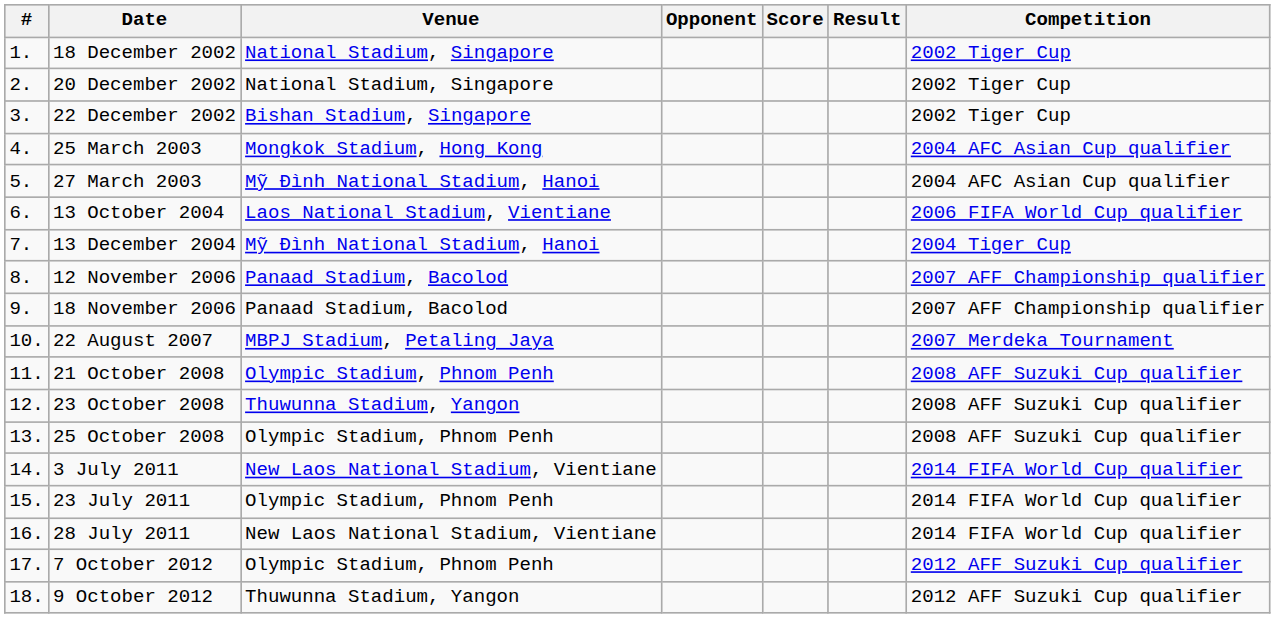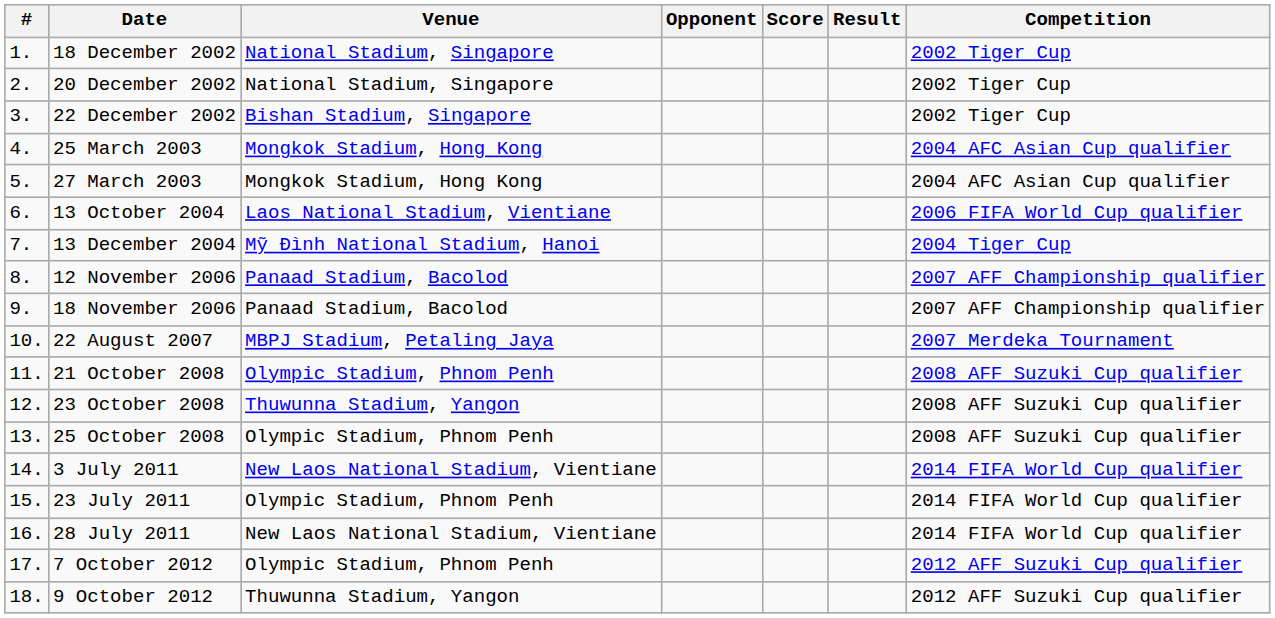(422, 181) Mỹ Đình National Stadium, Hanoi -> (394, 181) Mongkok Stadium, Hong Kong
